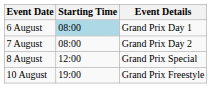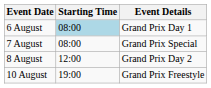(157, 43) Grand Prix Day 2 -> (159, 43) Grand Prix Special
(159, 59) Grand Prix Special -> (157, 59) Grand Prix Day 2
